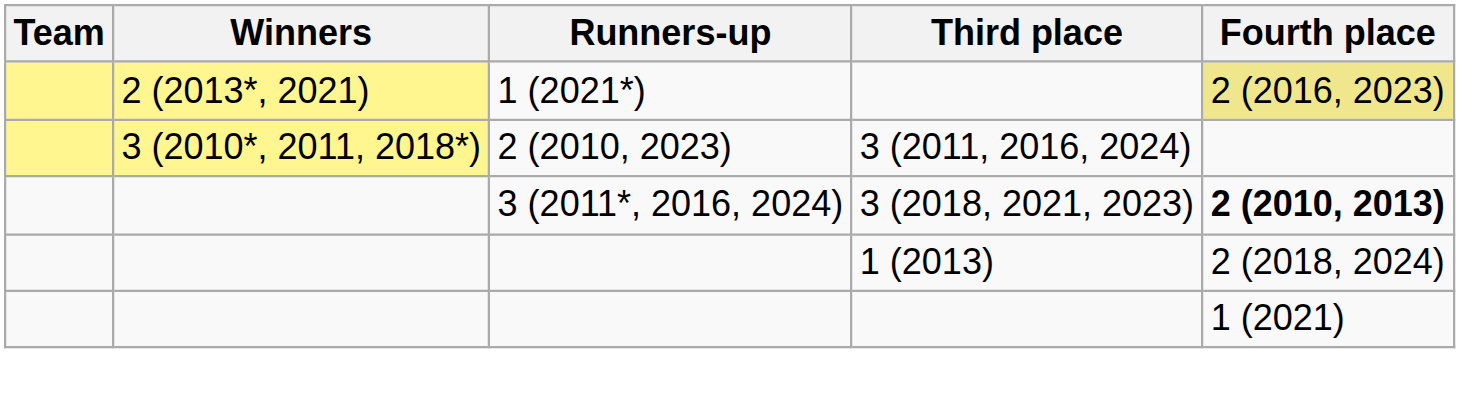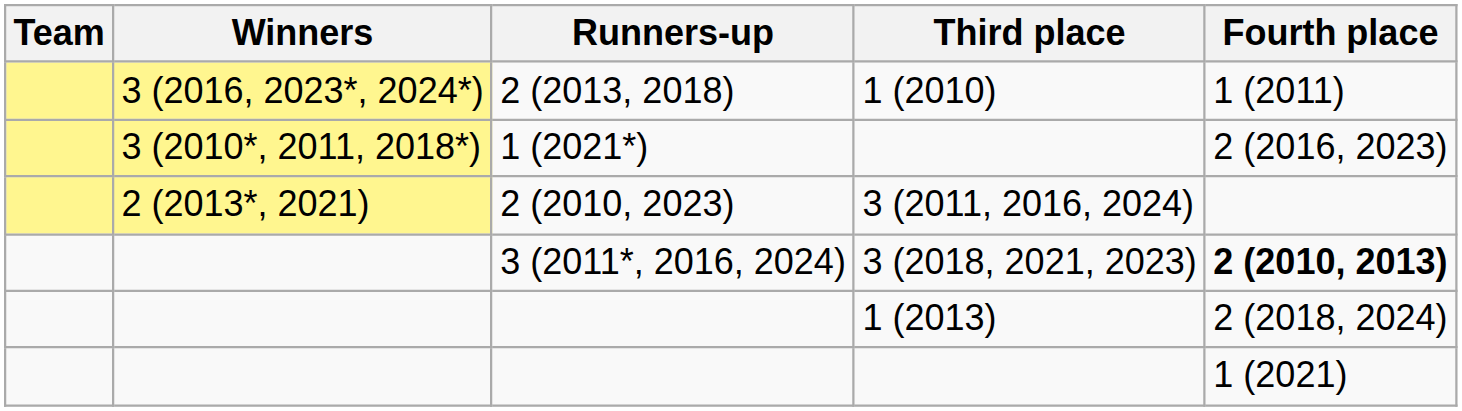+ row: (617, 90)
(245, 90) 2 (2013*, 2021) -> (301, 147) 3 (2010*, 2011, 2018*)
(1328, 90) khaki background -> (1330, 147) no background
(301, 147) 3 (2010*, 2011, 2018*) -> (245, 204) 2 (2013*, 2021)
